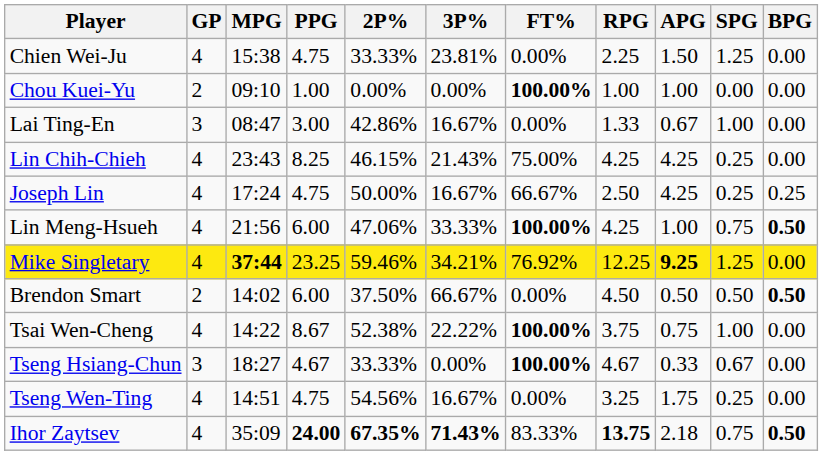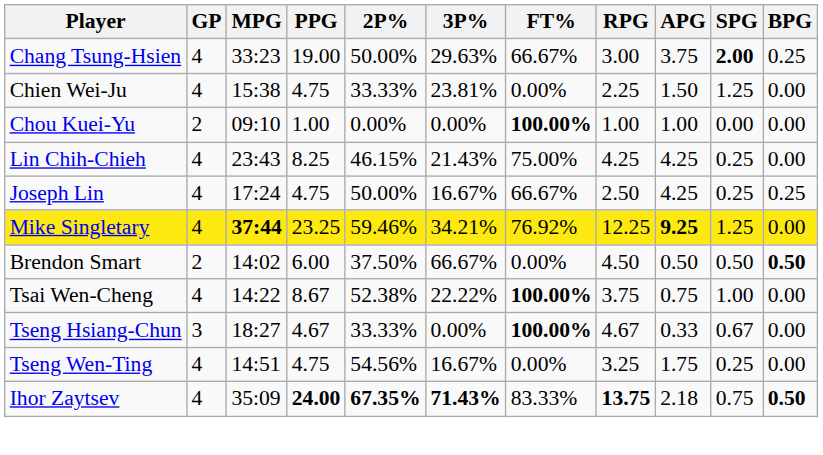+ row: (95, 55)
- row: (62, 124)
- row: (84, 227)
